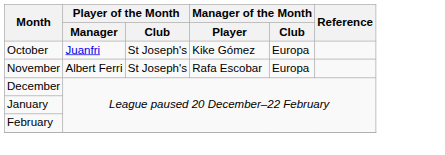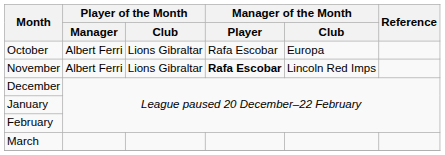(83, 50) Juanfri -> (94, 50) Albert Ferri
(157, 50) St Joseph's -> (165, 50) Lions Gibraltar
(224, 50) Kike Gómez -> (243, 50) Rafa Escobar
(157, 68) St Joseph's -> (165, 68) Lions Gibraltar
(227, 68) normal -> (245, 68) bold
(291, 68) Europa -> (331, 68) Lincoln Red Imps
+ row: (23, 141)
